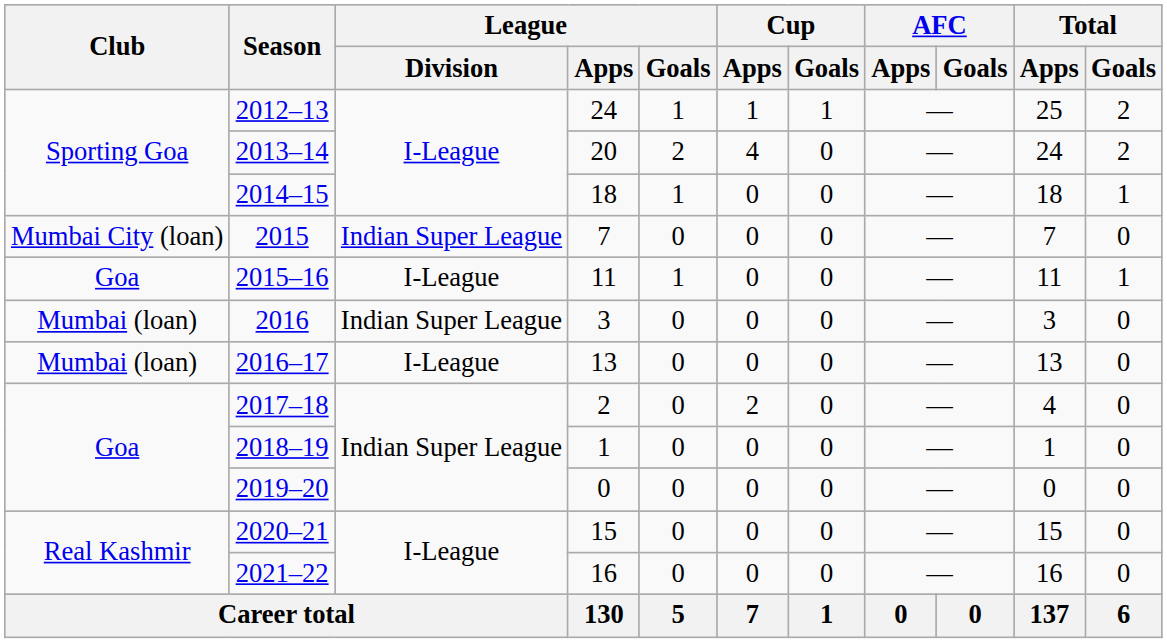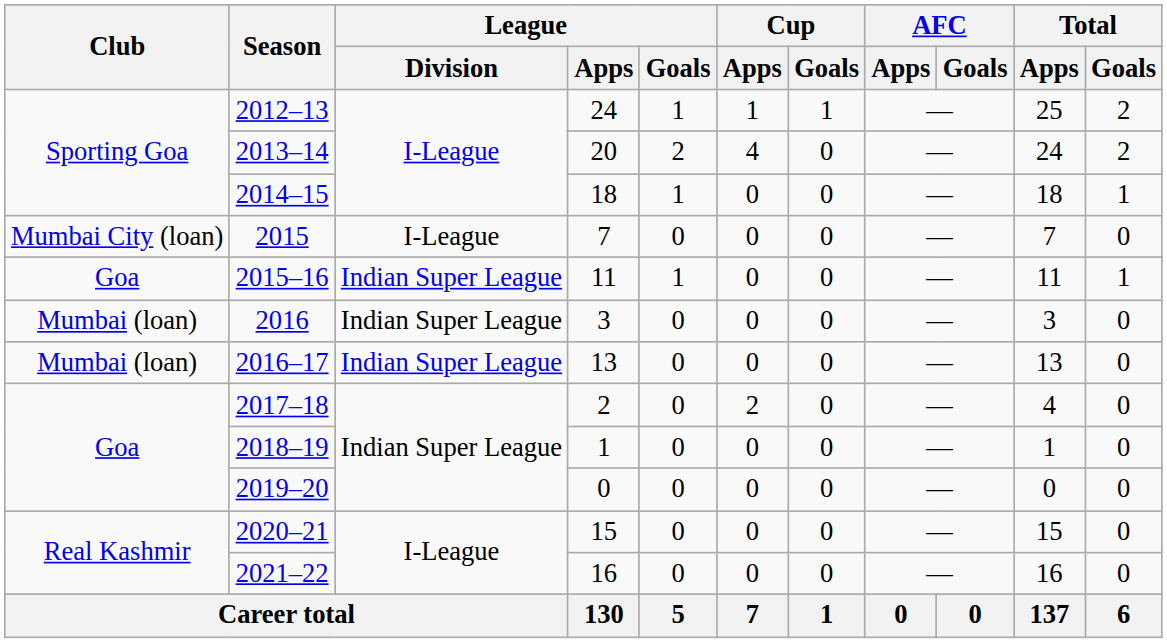(451, 236) Indian Super League -> (451, 236) I-League
(451, 278) I-League -> (451, 278) Indian Super League
(451, 362) I-League -> (451, 362) Indian Super League
